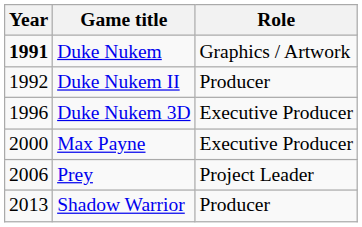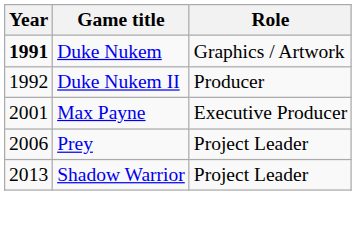- row: (124, 112)
(29, 143) 2000 -> (29, 112) 2001
(235, 205) Producer -> (251, 174) Project Leader
